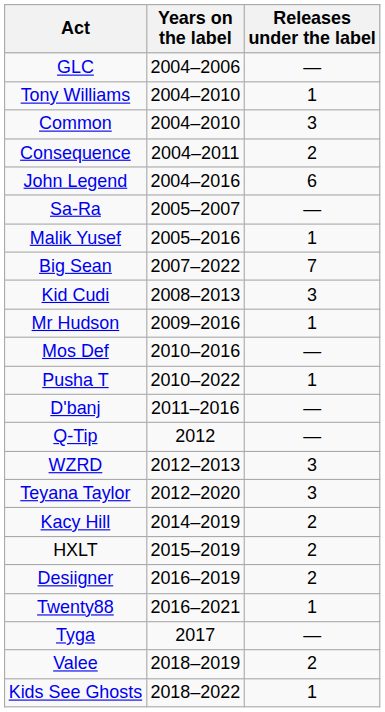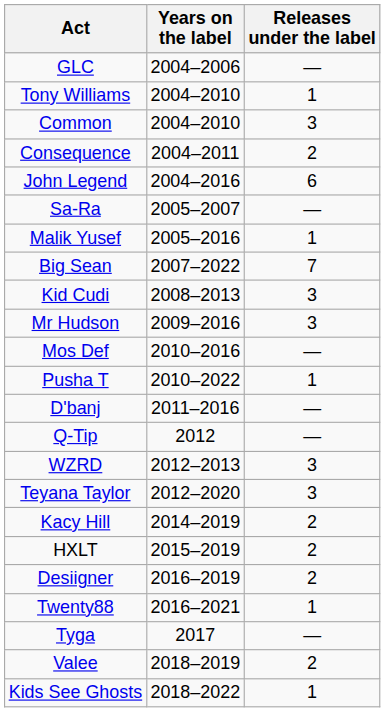(312, 323) 1 -> (312, 323) 3
